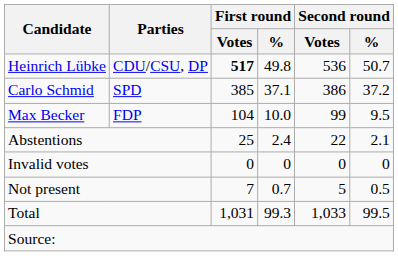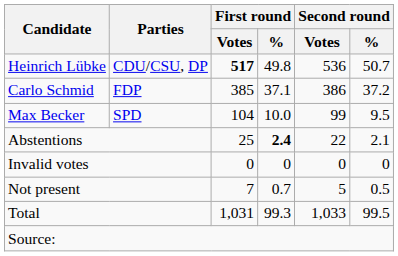(127, 90) SPD -> (127, 90) FDP
(127, 115) FDP -> (127, 115) SPD
(281, 139) normal -> (281, 139) bold
